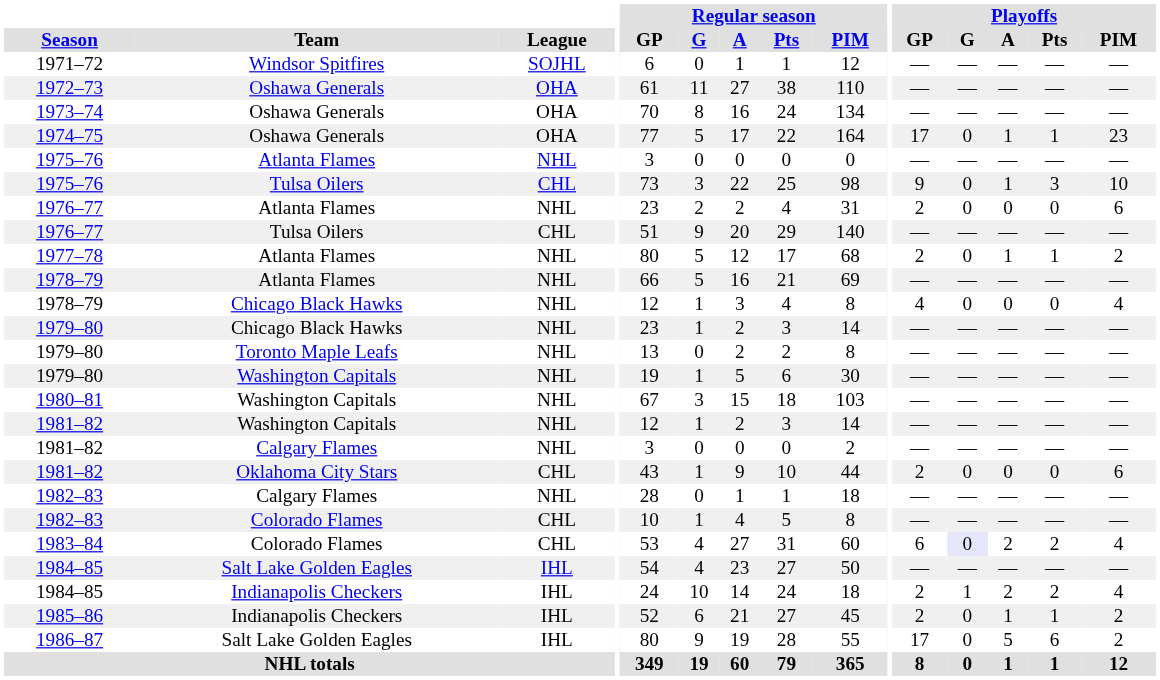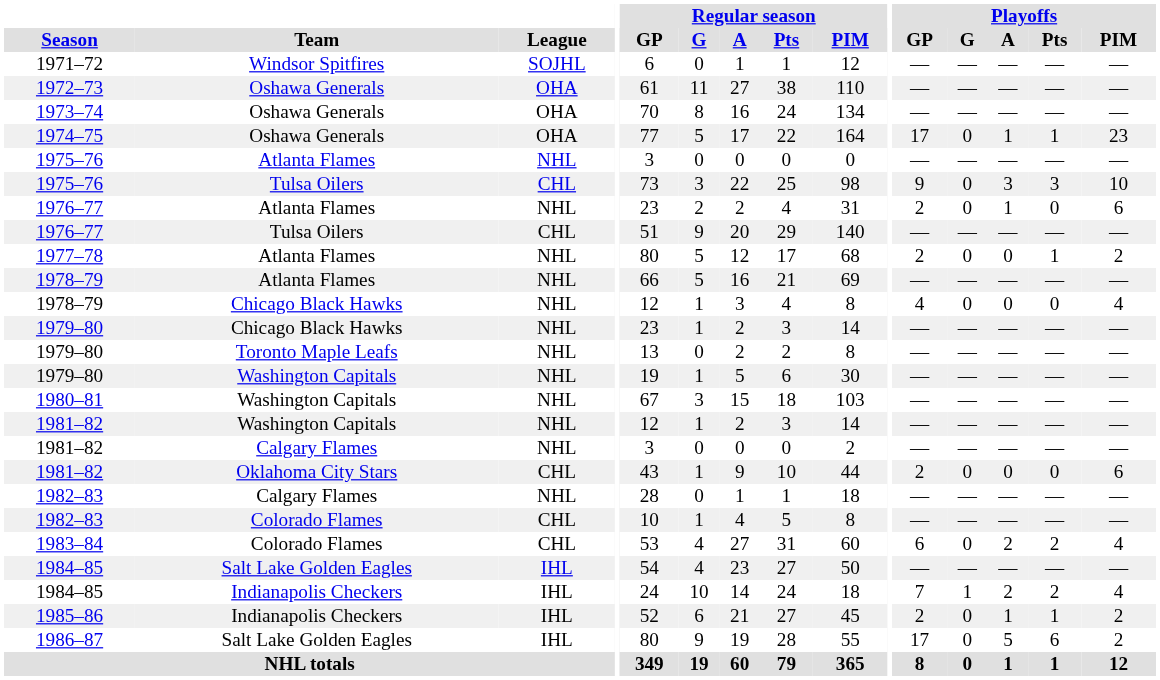(1008, 183) 1 -> (1008, 183) 3
(1008, 207) 0 -> (1008, 207) 1
(1008, 255) 1 -> (1008, 255) 0
(967, 543) lavender background -> (967, 543) no background
(920, 591) 2 -> (920, 591) 7
